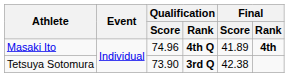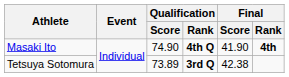(165, 47) 74.96 -> (165, 47) 74.90
(235, 47) 41.89 -> (235, 47) 41.90
(165, 64) 73.90 -> (165, 64) 73.89
